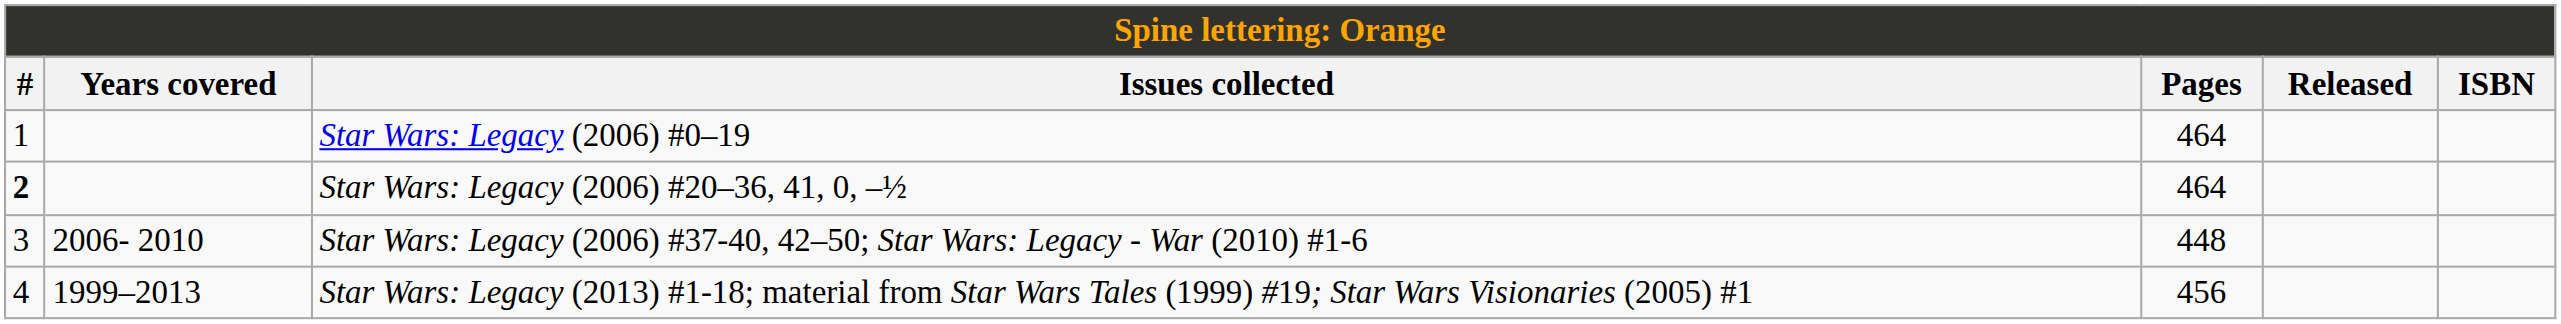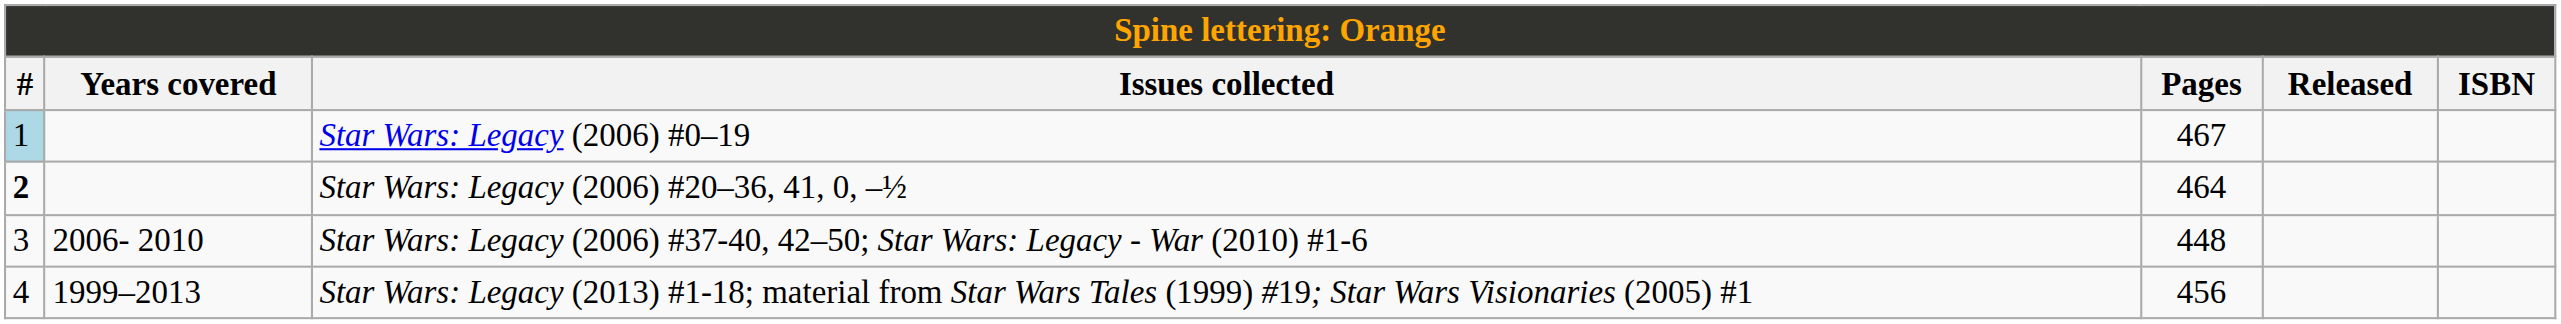(21, 135) no background -> (21, 135) lightblue background
(2202, 135) 464 -> (2202, 135) 467
